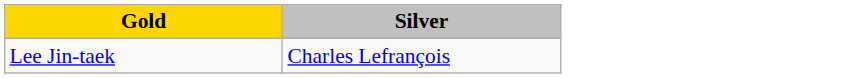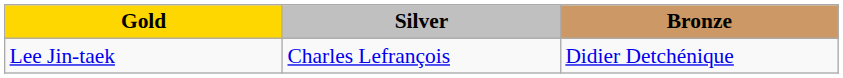+ column: (699, 21)
